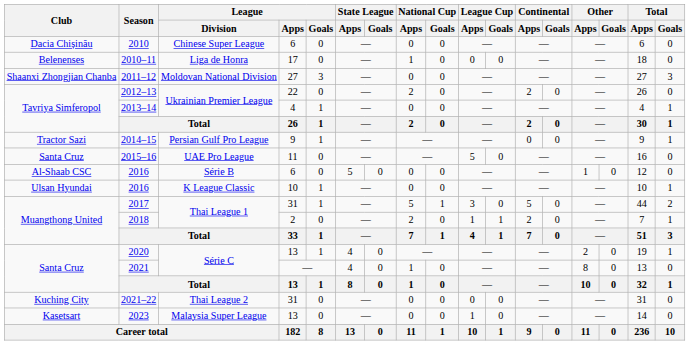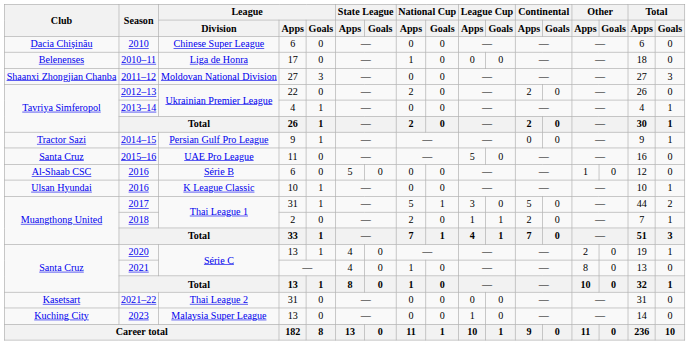(62, 300) Kuching City -> (62, 300) Kasetsart
(62, 316) Kasetsart -> (62, 316) Kuching City
